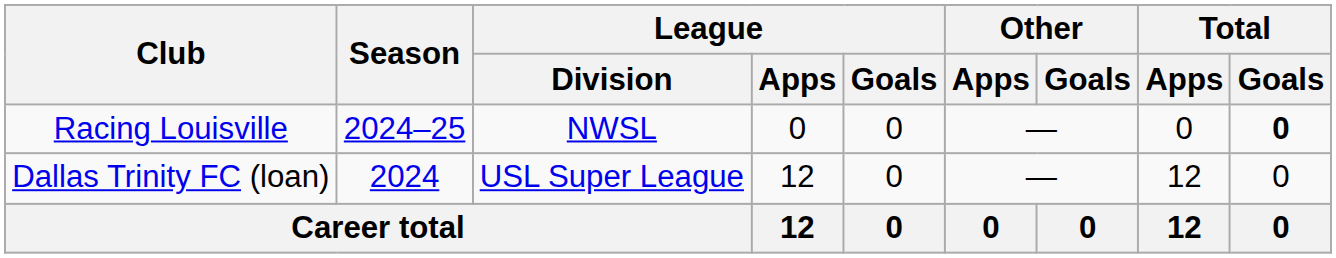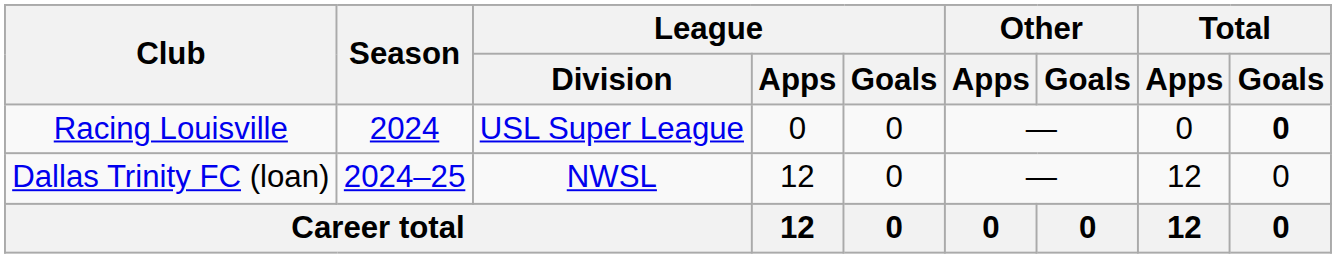(405, 128) 2024–25 -> (405, 128) 2024
(612, 128) NWSL -> (612, 128) USL Super League
(405, 177) 2024 -> (405, 177) 2024–25
(612, 177) USL Super League -> (612, 177) NWSL
